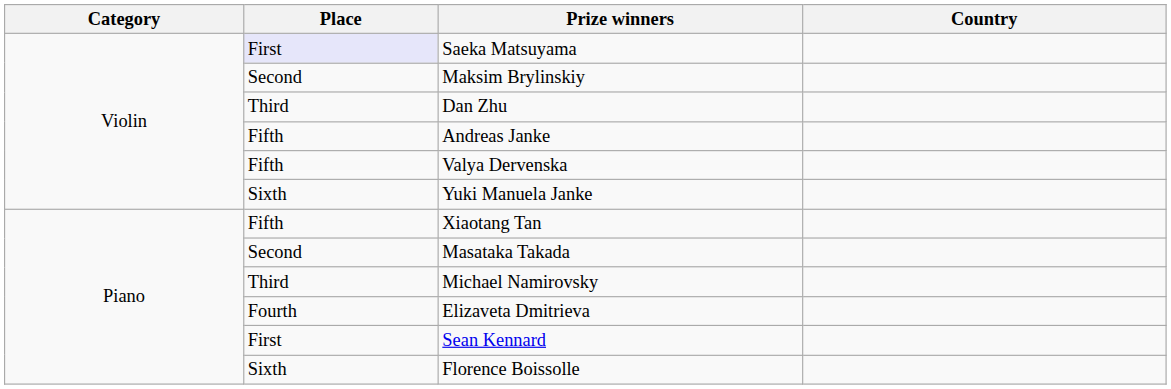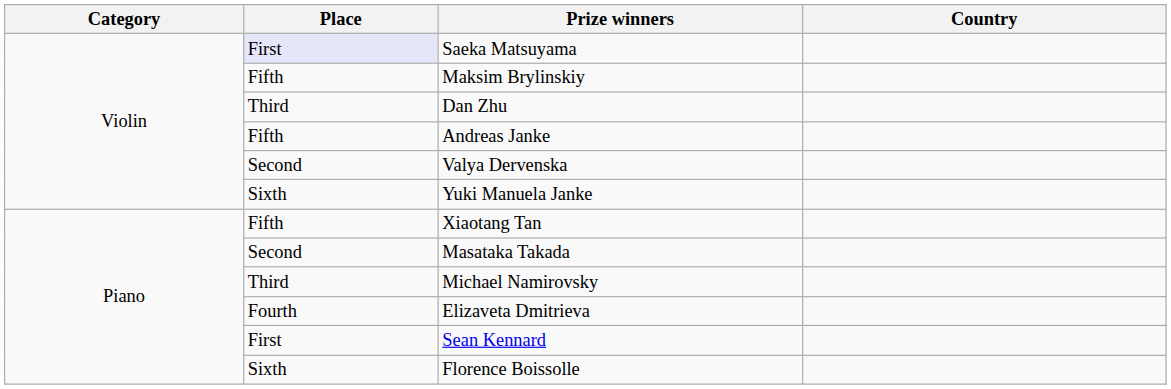(275, 77) Second -> (266, 77) Fifth
(266, 164) Fifth -> (275, 164) Second
